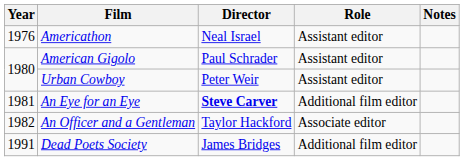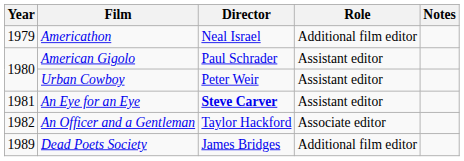(21, 36) 1976 -> (21, 36) 1979
(340, 36) Assistant editor -> (357, 36) Additional film editor
(357, 101) Additional film editor -> (340, 101) Assistant editor
(21, 144) 1991 -> (21, 144) 1989
